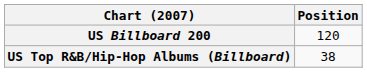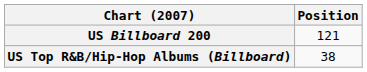(328, 36) 120 -> (328, 36) 121
